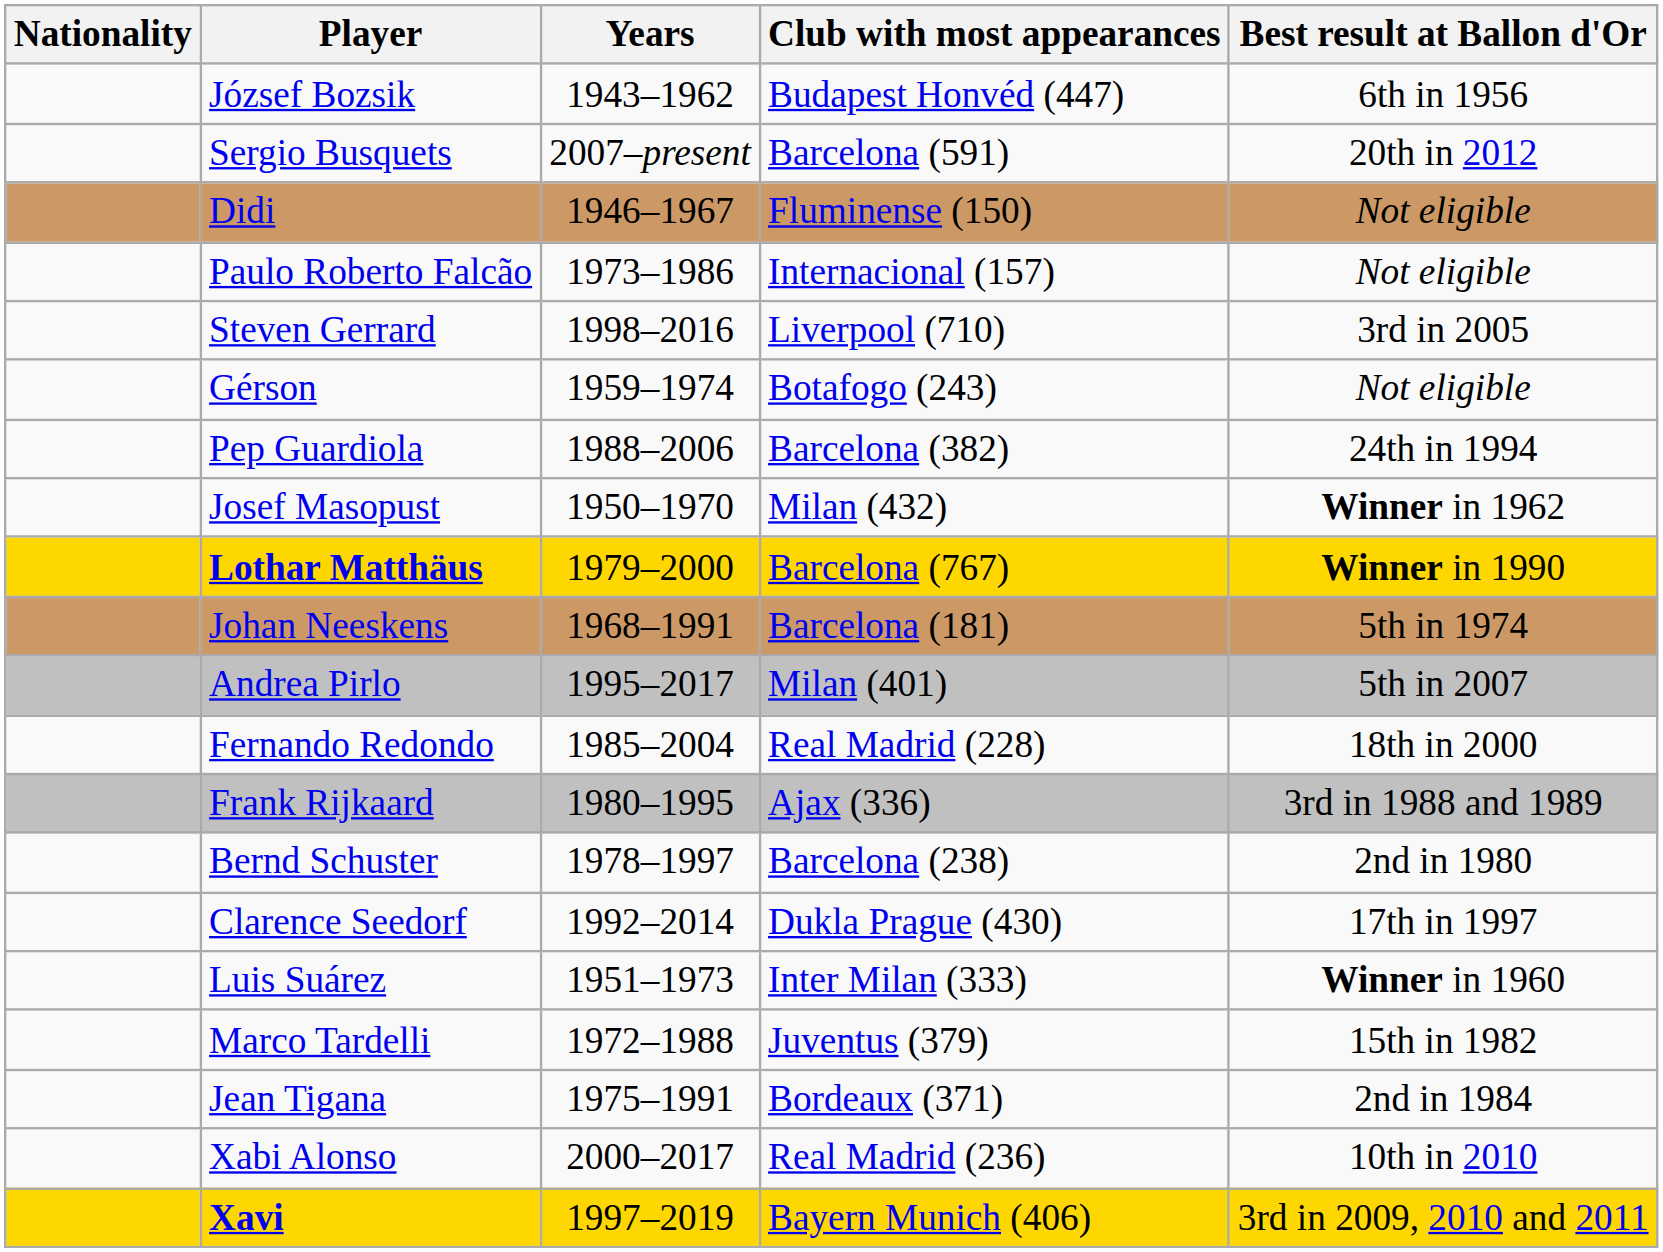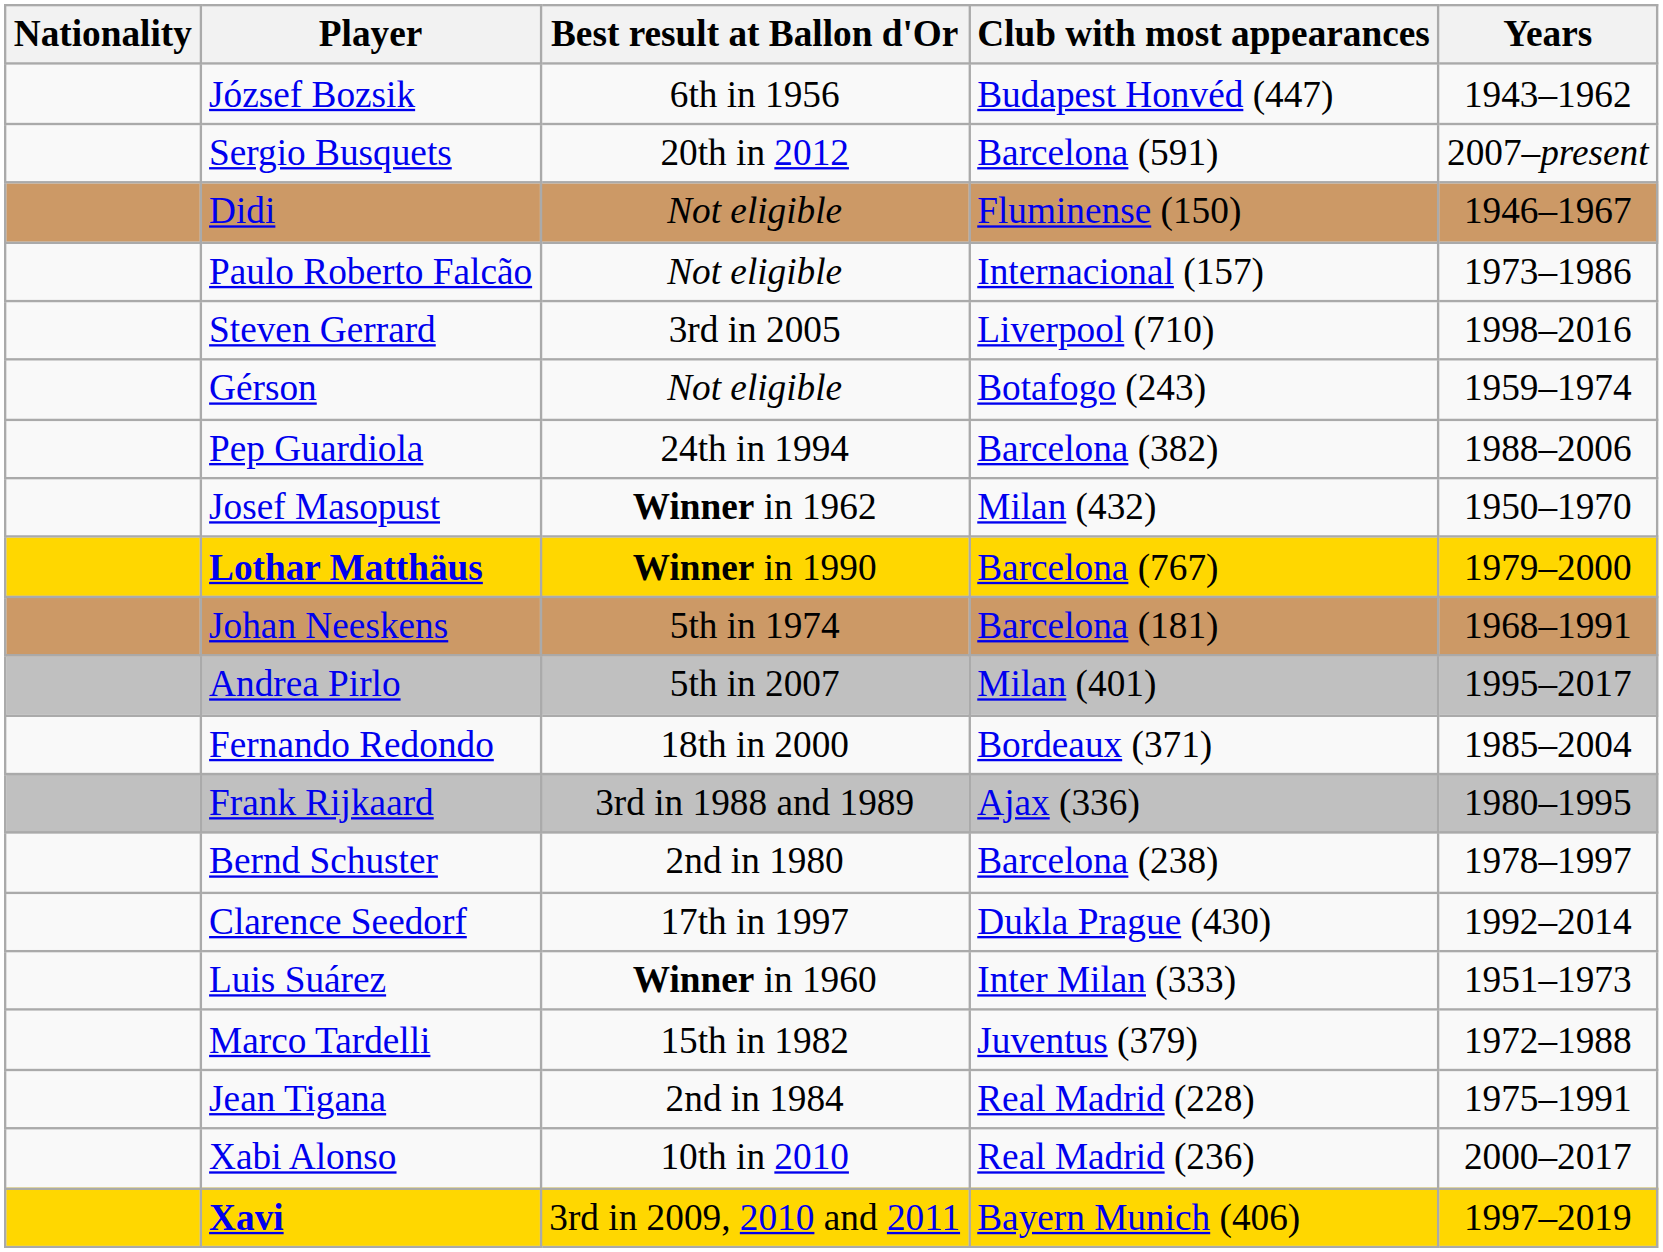columns swapped: (650, 34) <-> (1443, 34)
(907, 743) Real Madrid (228) -> (1095, 743) Bordeaux (371)
(886, 1098) Bordeaux (371) -> (1116, 1098) Real Madrid (228)
